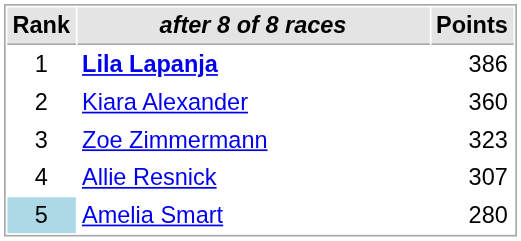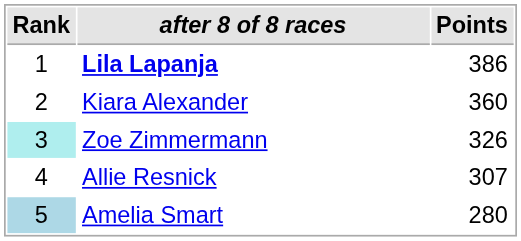(41, 140) no background -> (41, 140) paleturquoise background
(488, 140) 323 -> (488, 140) 326
